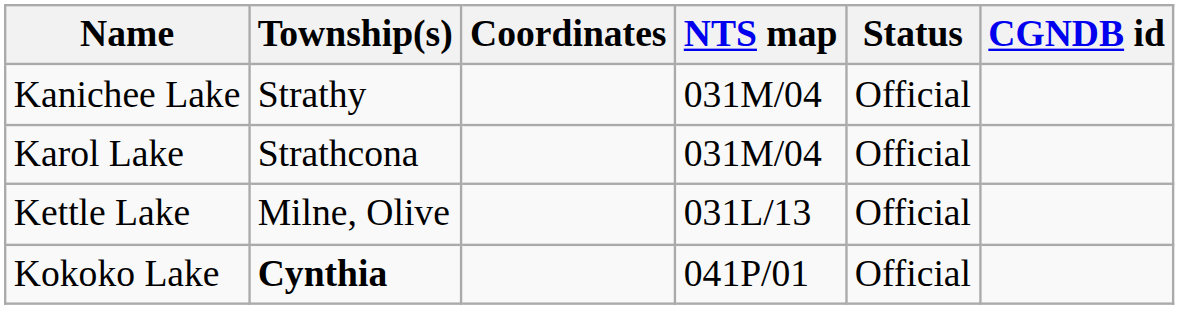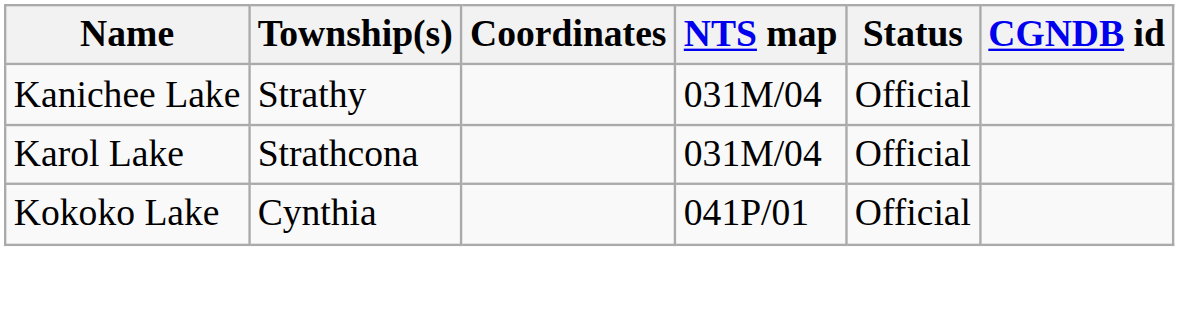- row: (102, 213)
(322, 272) bold -> (317, 213) normal
